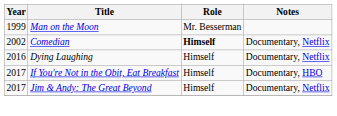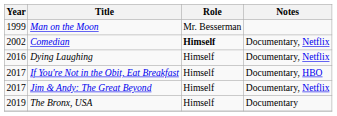+ row: (61, 103)
